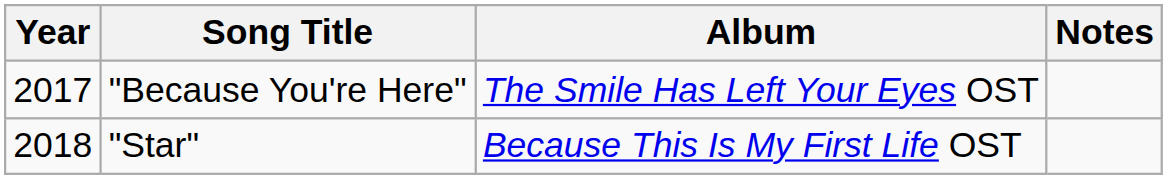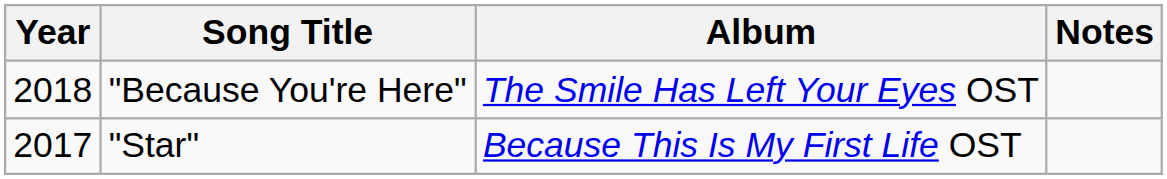(53, 88) 2017 -> (53, 88) 2018
(53, 145) 2018 -> (53, 145) 2017
